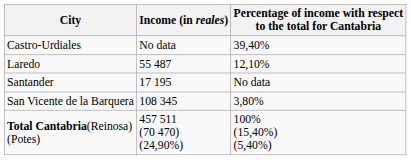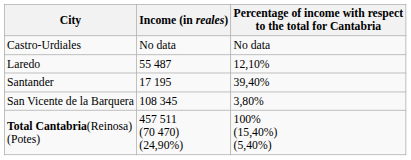(252, 45) 39,40% -> (252, 45) No data
(252, 82) No data -> (252, 82) 39,40%
